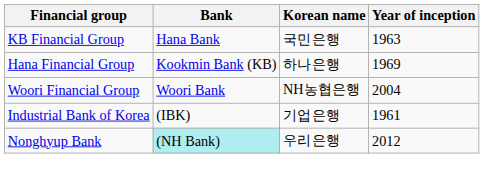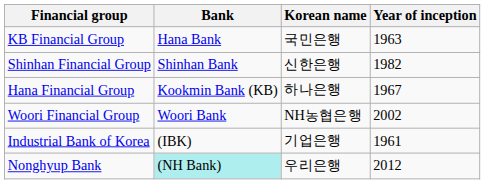+ row: (79, 64)
(386, 64) 1969 -> (387, 90) 1967
(386, 90) 2004 -> (387, 115) 2002
